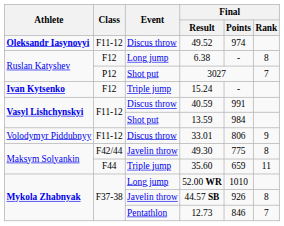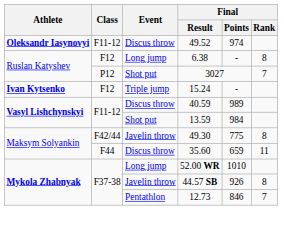(239, 105) 991 -> (236, 105) 989
- row: (202, 136)
(149, 166) Triple jump -> (150, 151) Discus throw
